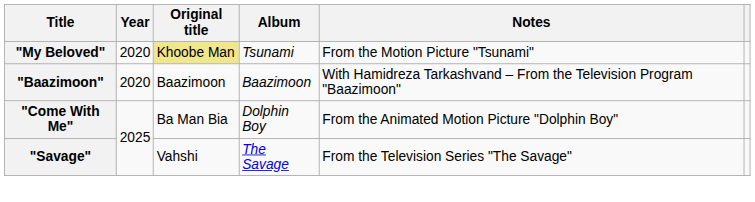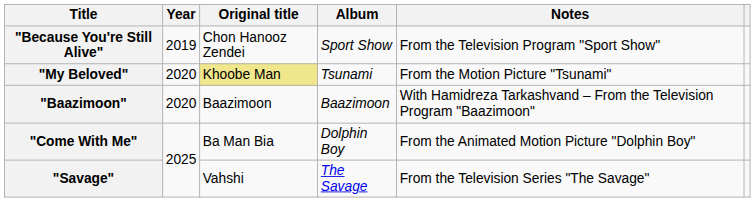+ row: (83, 44)
